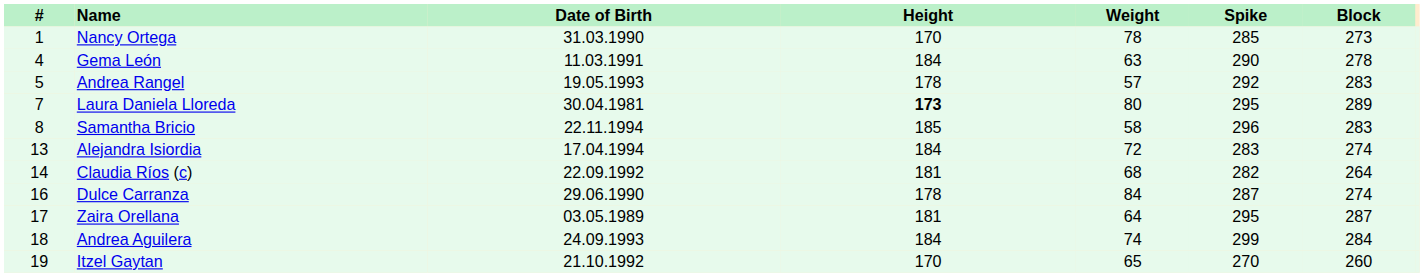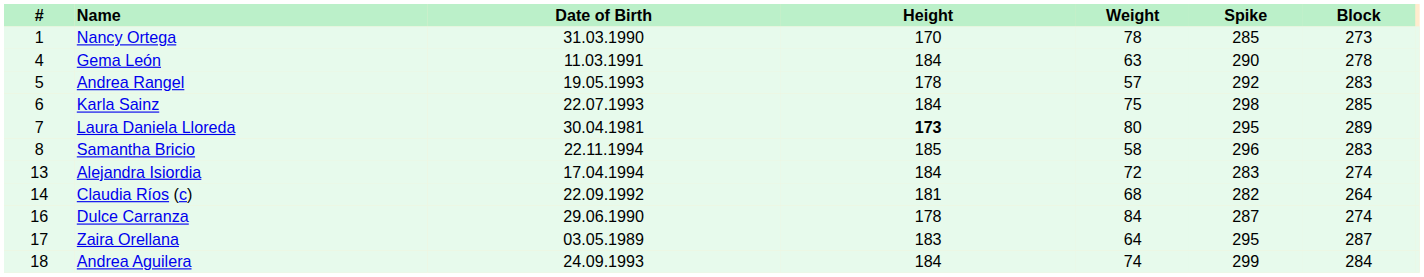+ row: (118, 105)
(928, 217) 181 -> (928, 239) 183
- row: (120, 262)
